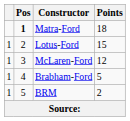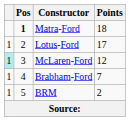(102, 44) 15 -> (102, 44) 17
(9, 60) no background -> (9, 60) paleturquoise background
(99, 76) 5 -> (99, 76) 7
